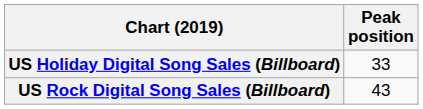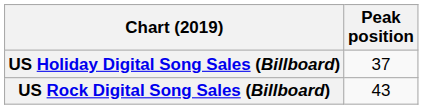(381, 63) 33 -> (381, 63) 37
